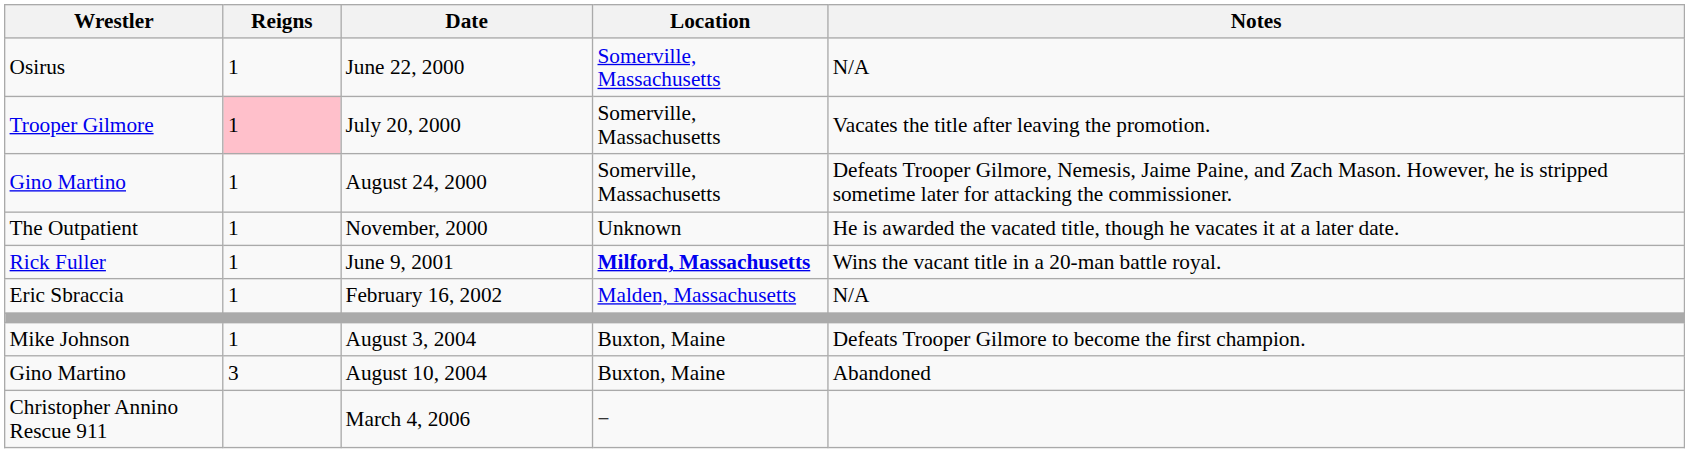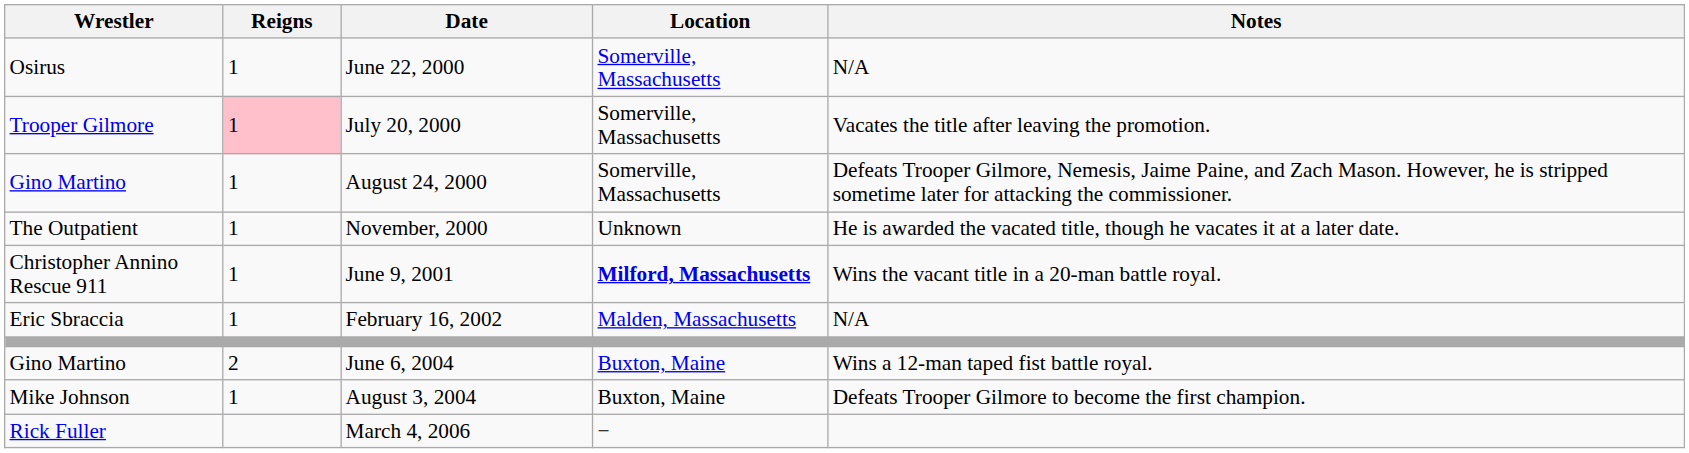(58, 261) Rick Fuller -> (94, 273) Christopher Annino Rescue 911
+ row: (400, 363)
- row: (416, 372)
(94, 418) Christopher Annino Rescue 911 -> (58, 430) Rick Fuller
